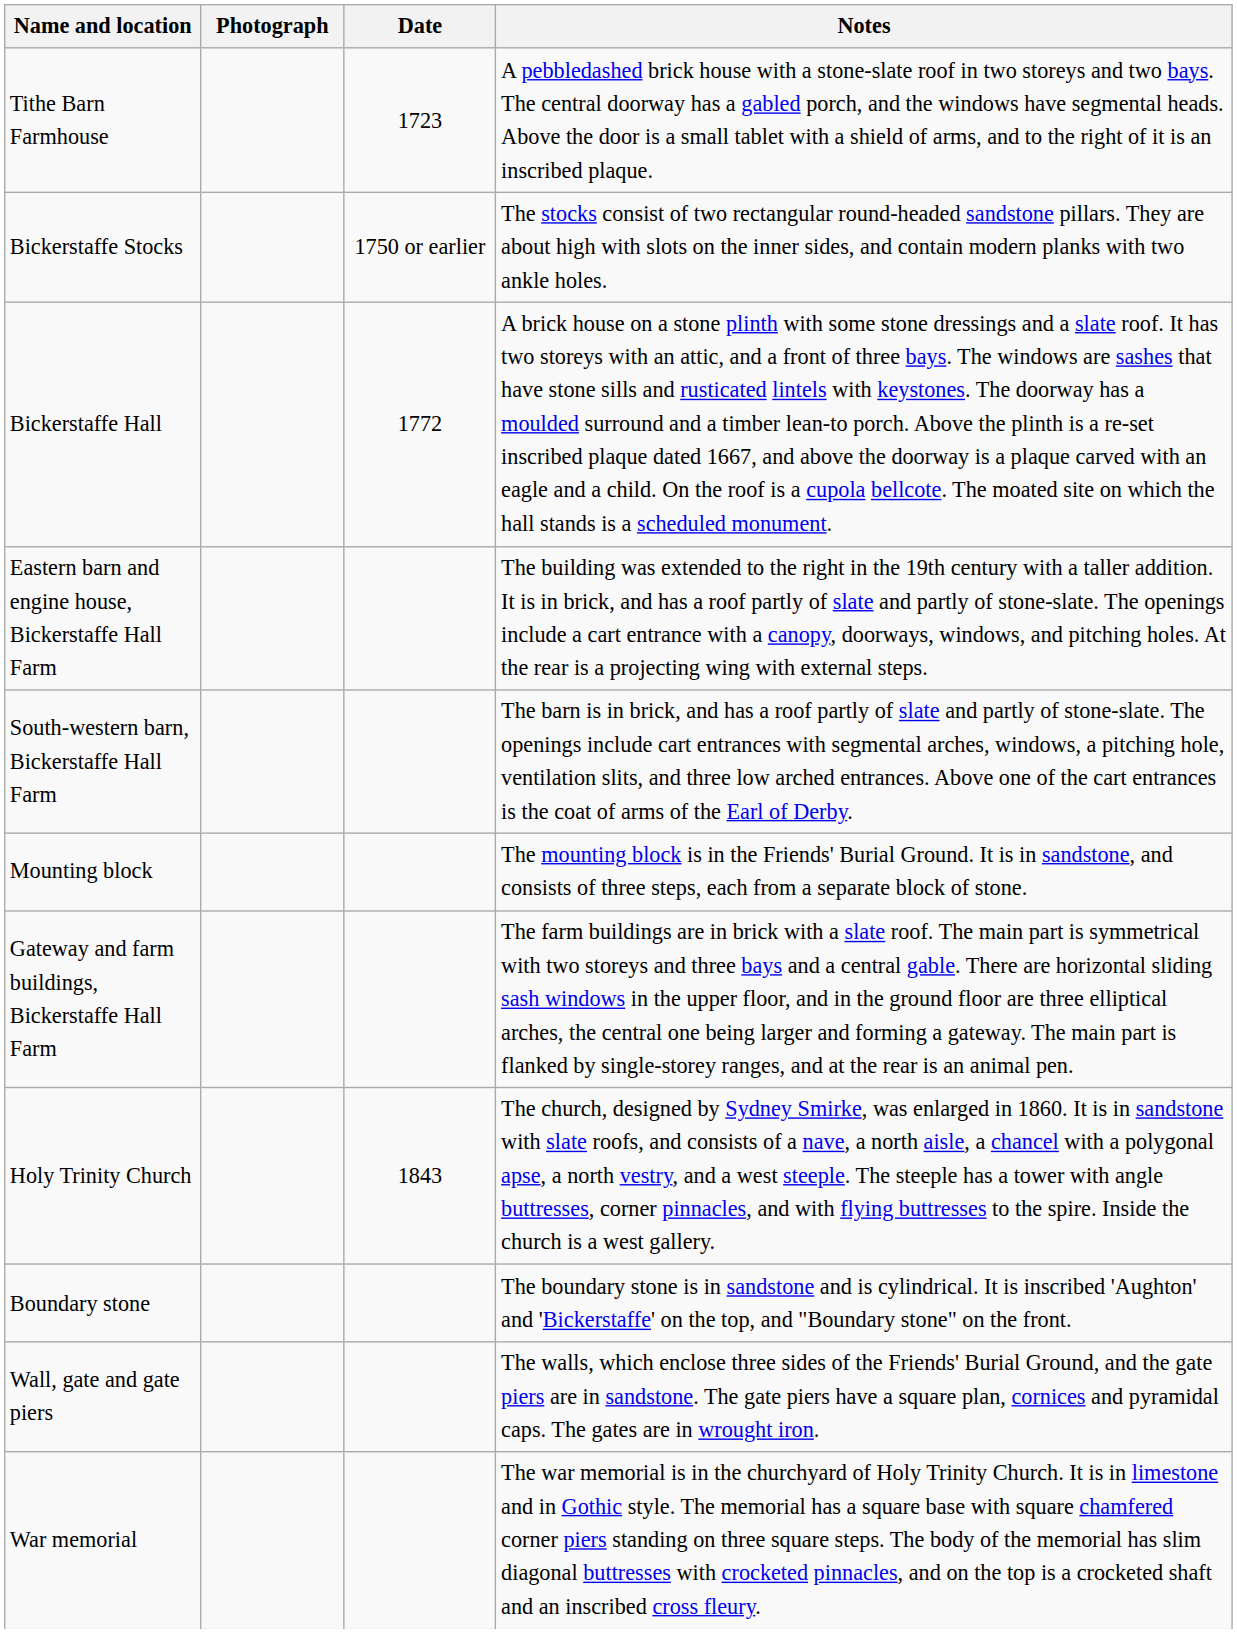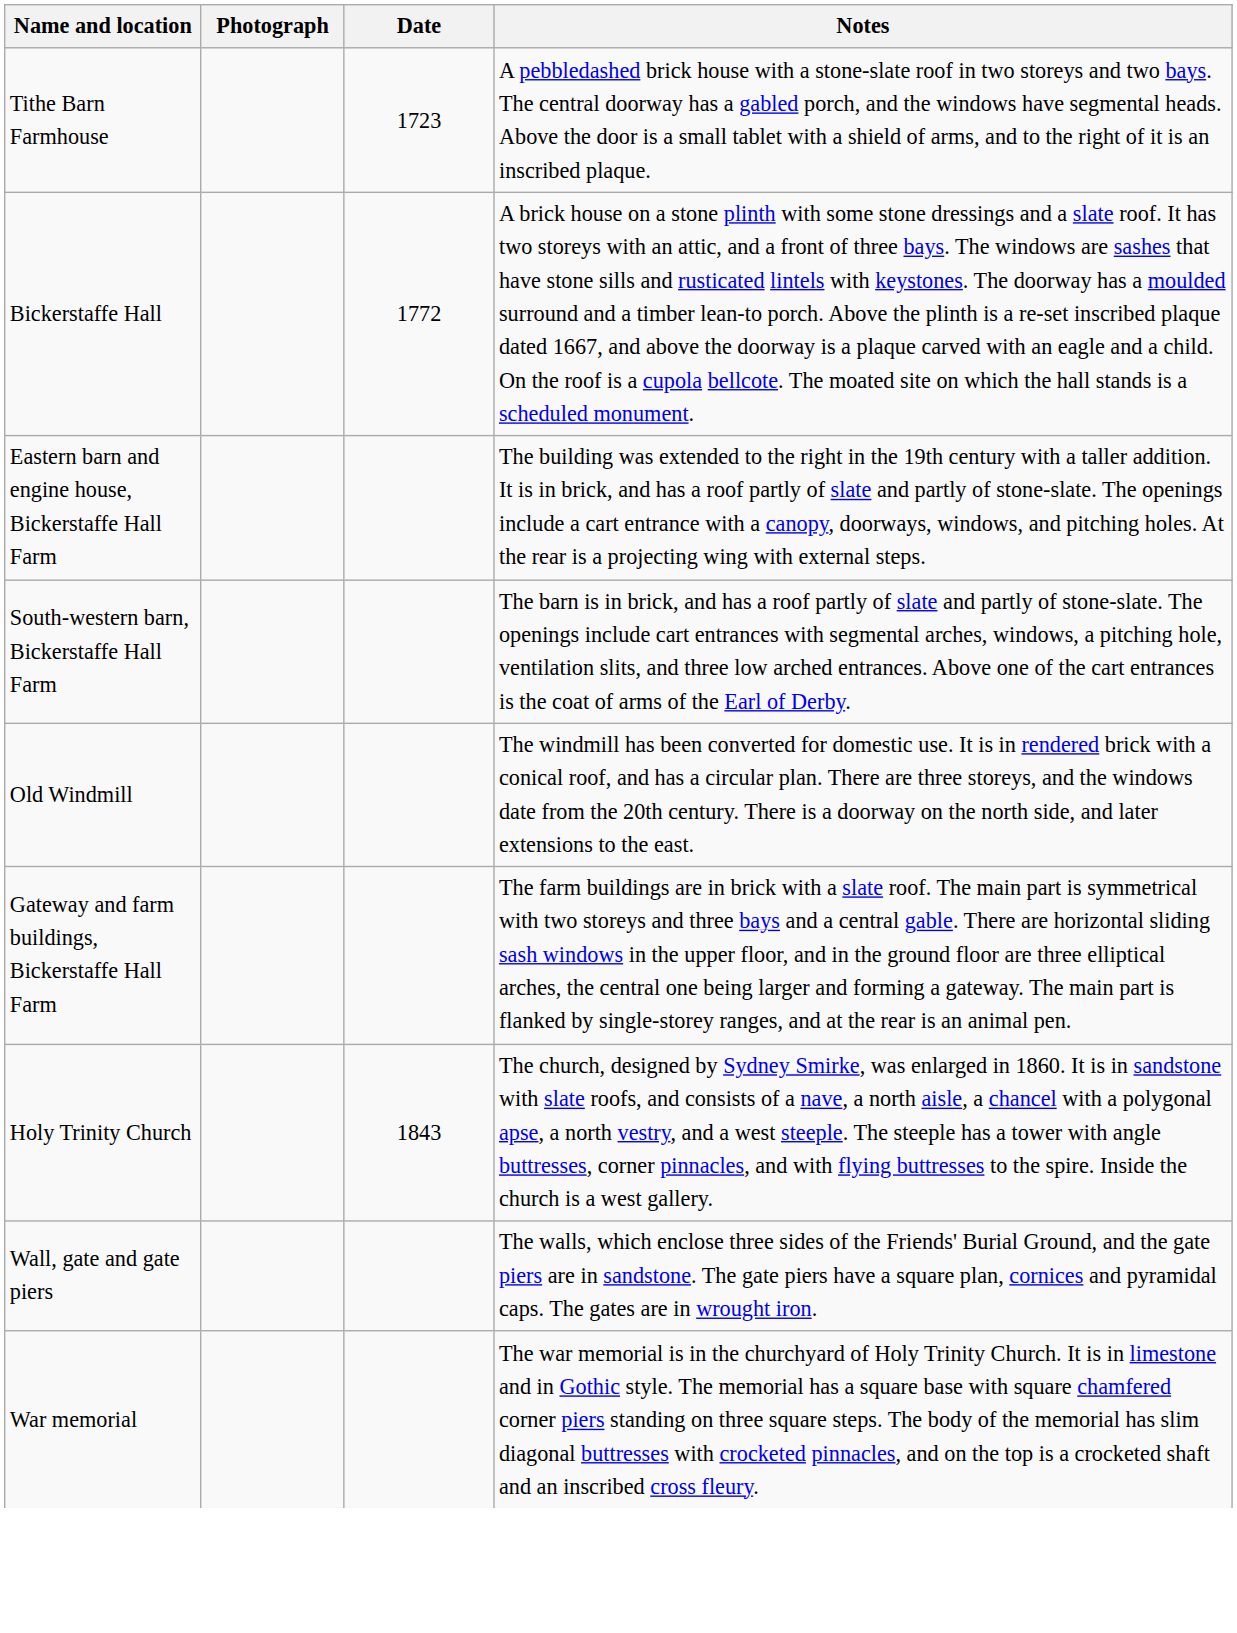- row: (96, 246)
+ row: (71, 794)
- row: (81, 871)
- row: (80, 1302)
